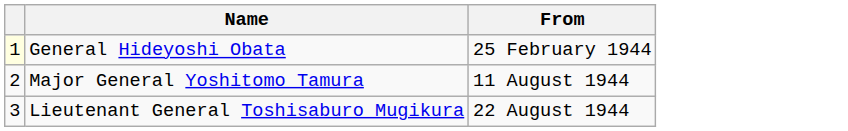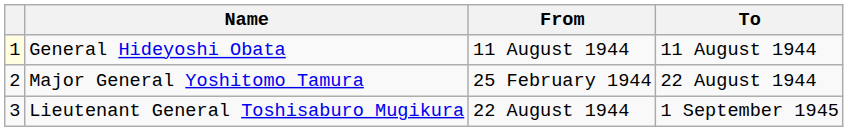+ column: (750, 20)
(562, 50) 25 February 1944 -> (551, 50) 11 August 1944
(551, 80) 11 August 1944 -> (562, 80) 25 February 1944
